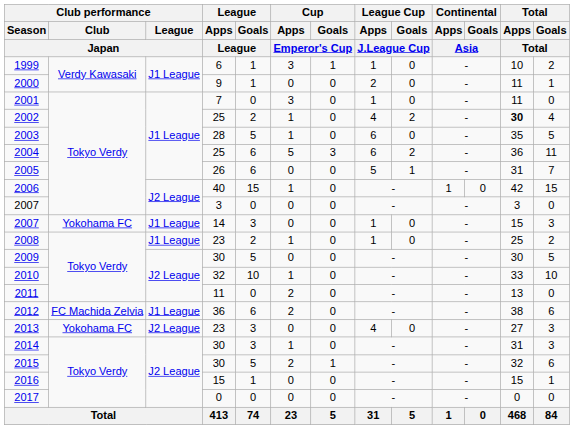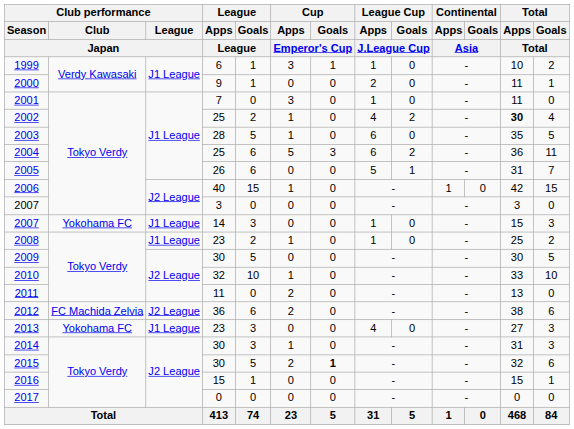(174, 310) J1 League -> (174, 310) J2 League
(174, 328) J2 League -> (174, 328) J1 League
(333, 363) normal -> (333, 363) bold
